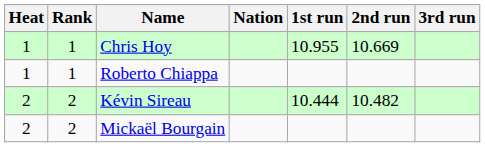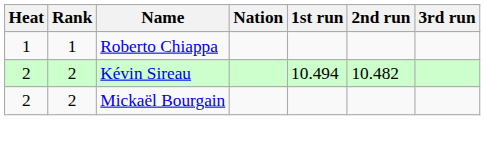- row: (136, 45)
(315, 100) 10.444 -> (315, 73) 10.494
